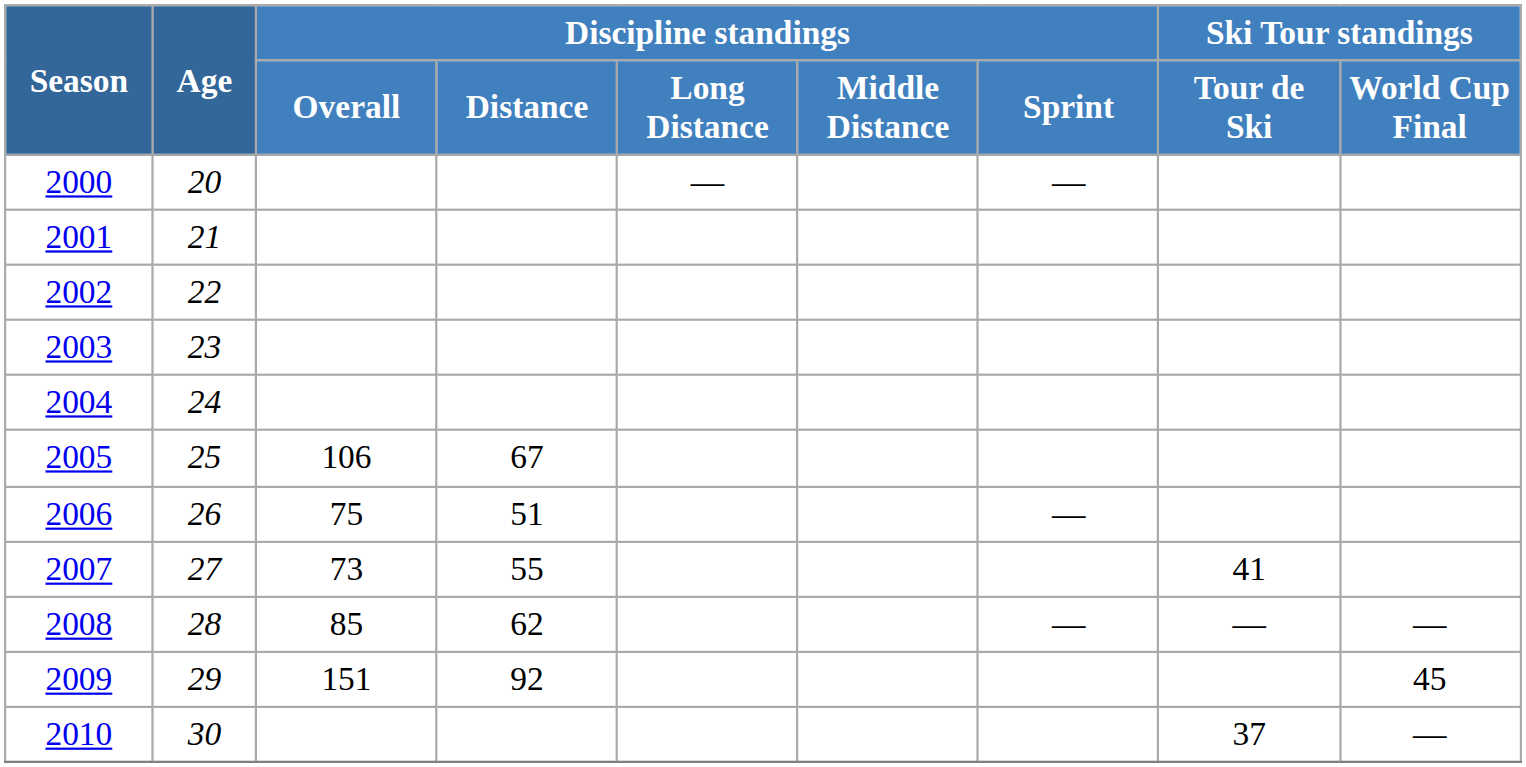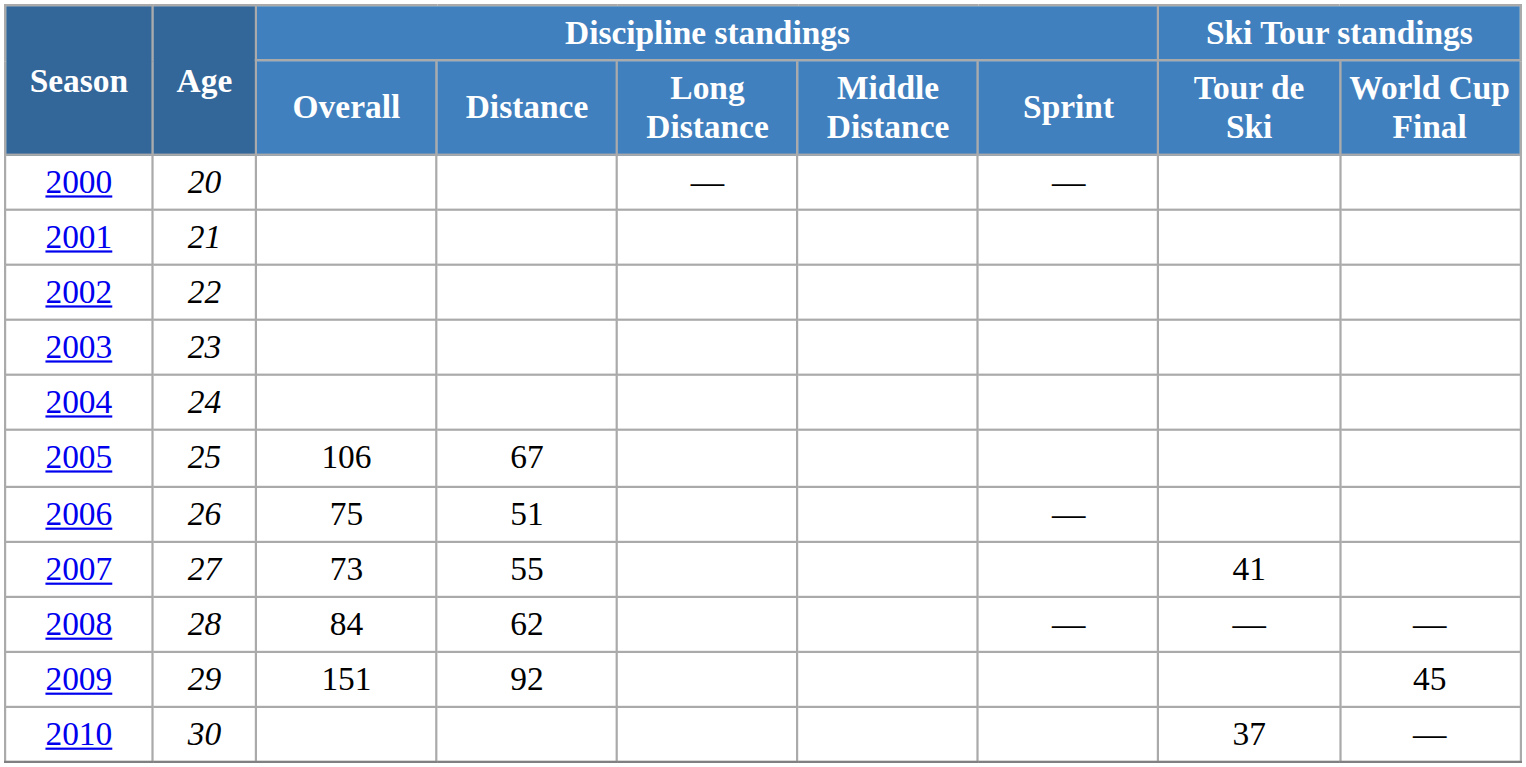(346, 623) 85 -> (346, 623) 84
